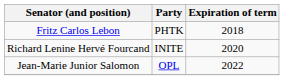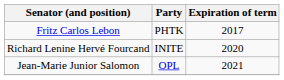(233, 30) 2018 -> (233, 30) 2017
(233, 65) 2022 -> (233, 65) 2021
